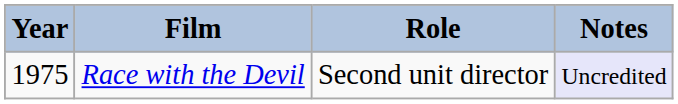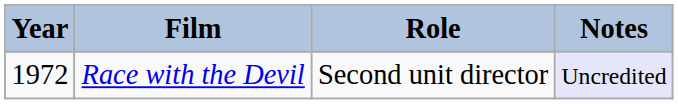(40, 74) 1975 -> (40, 74) 1972
